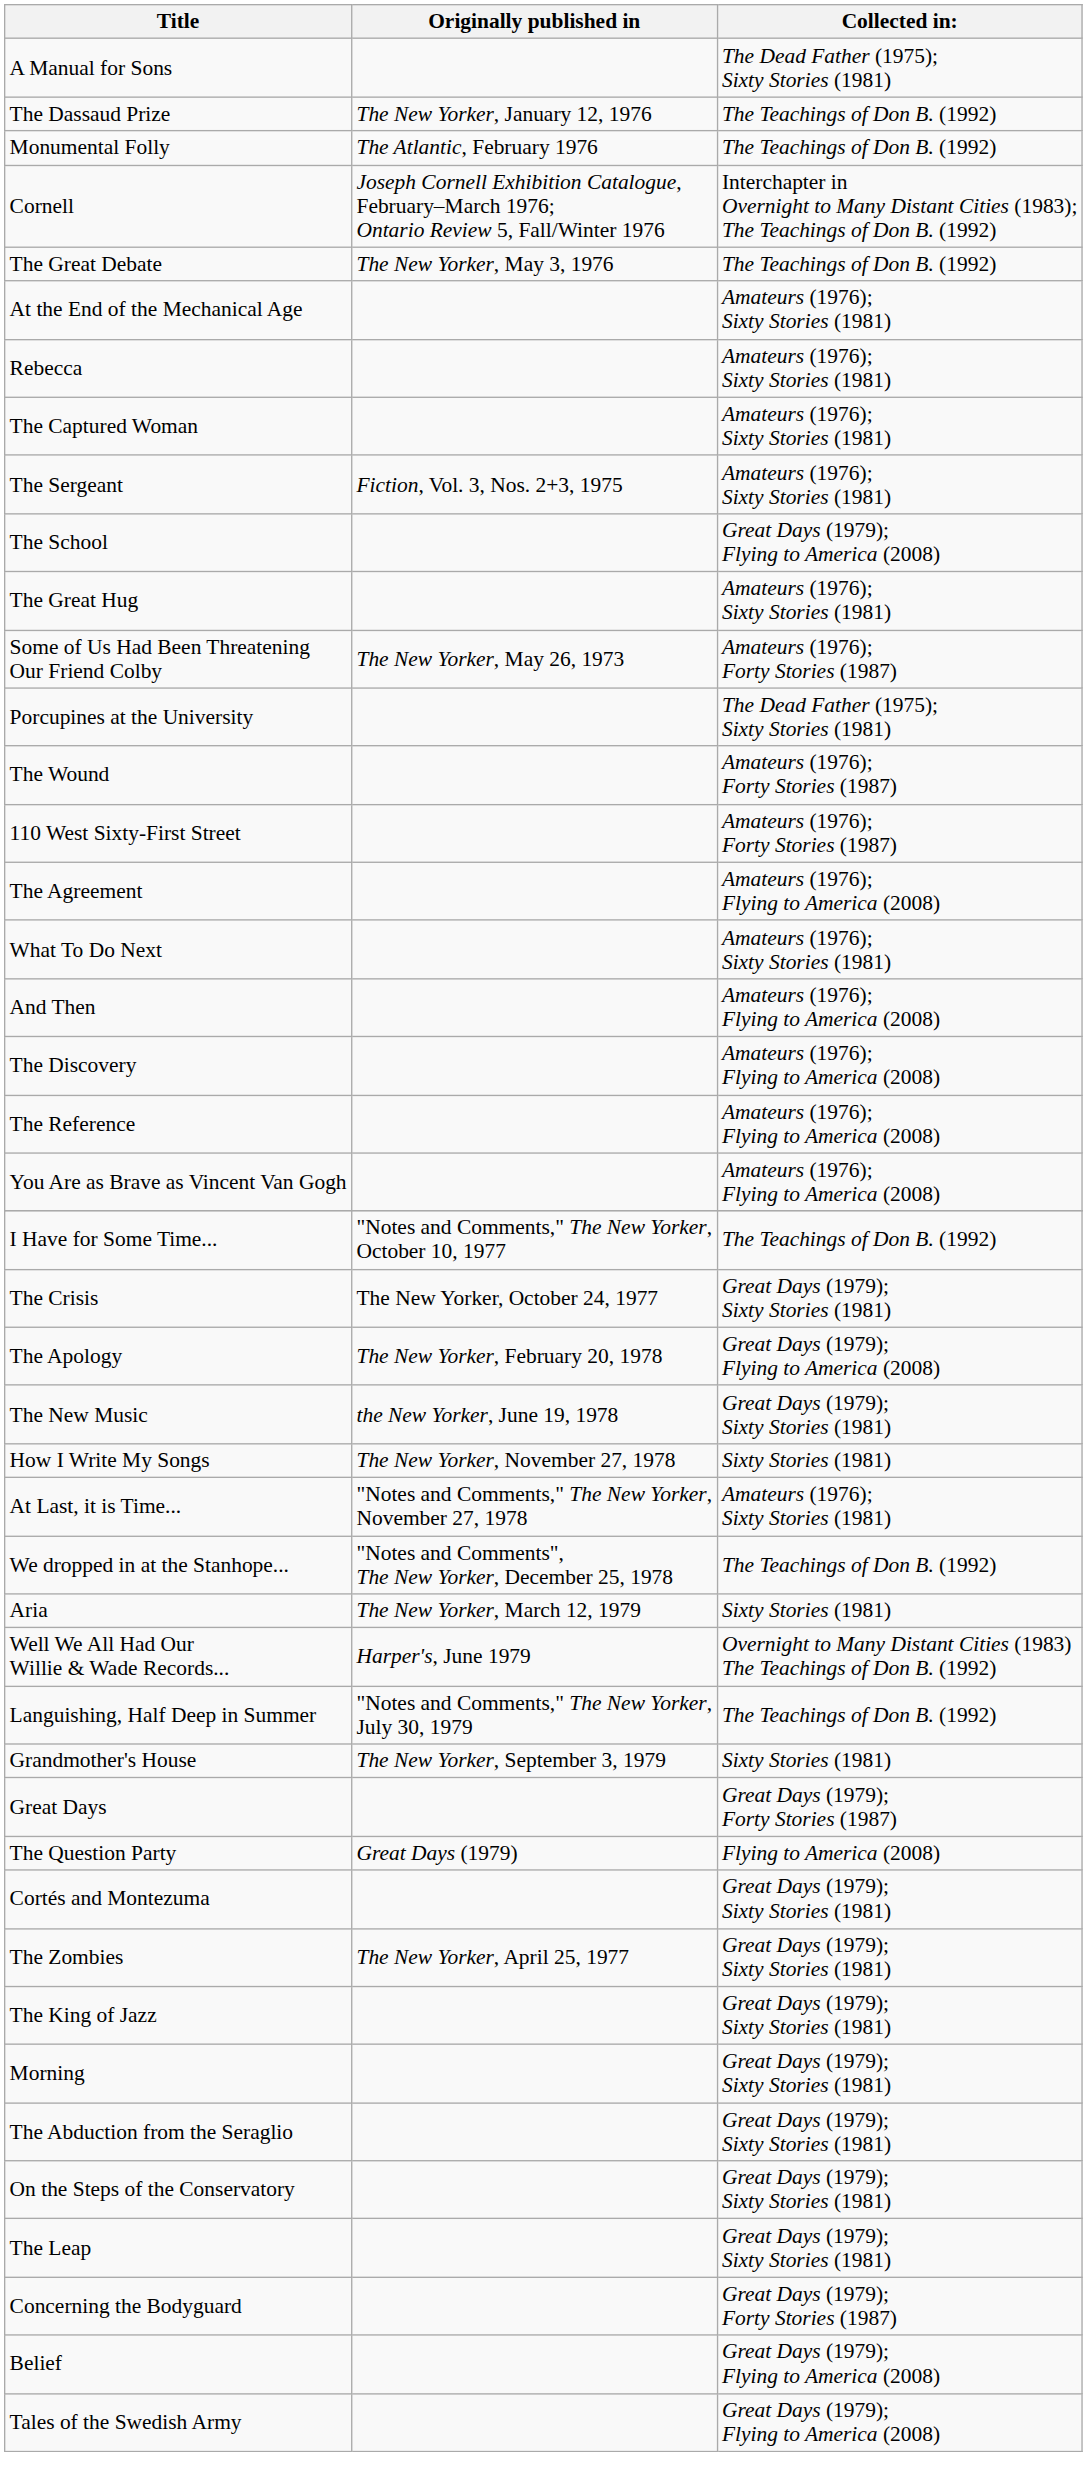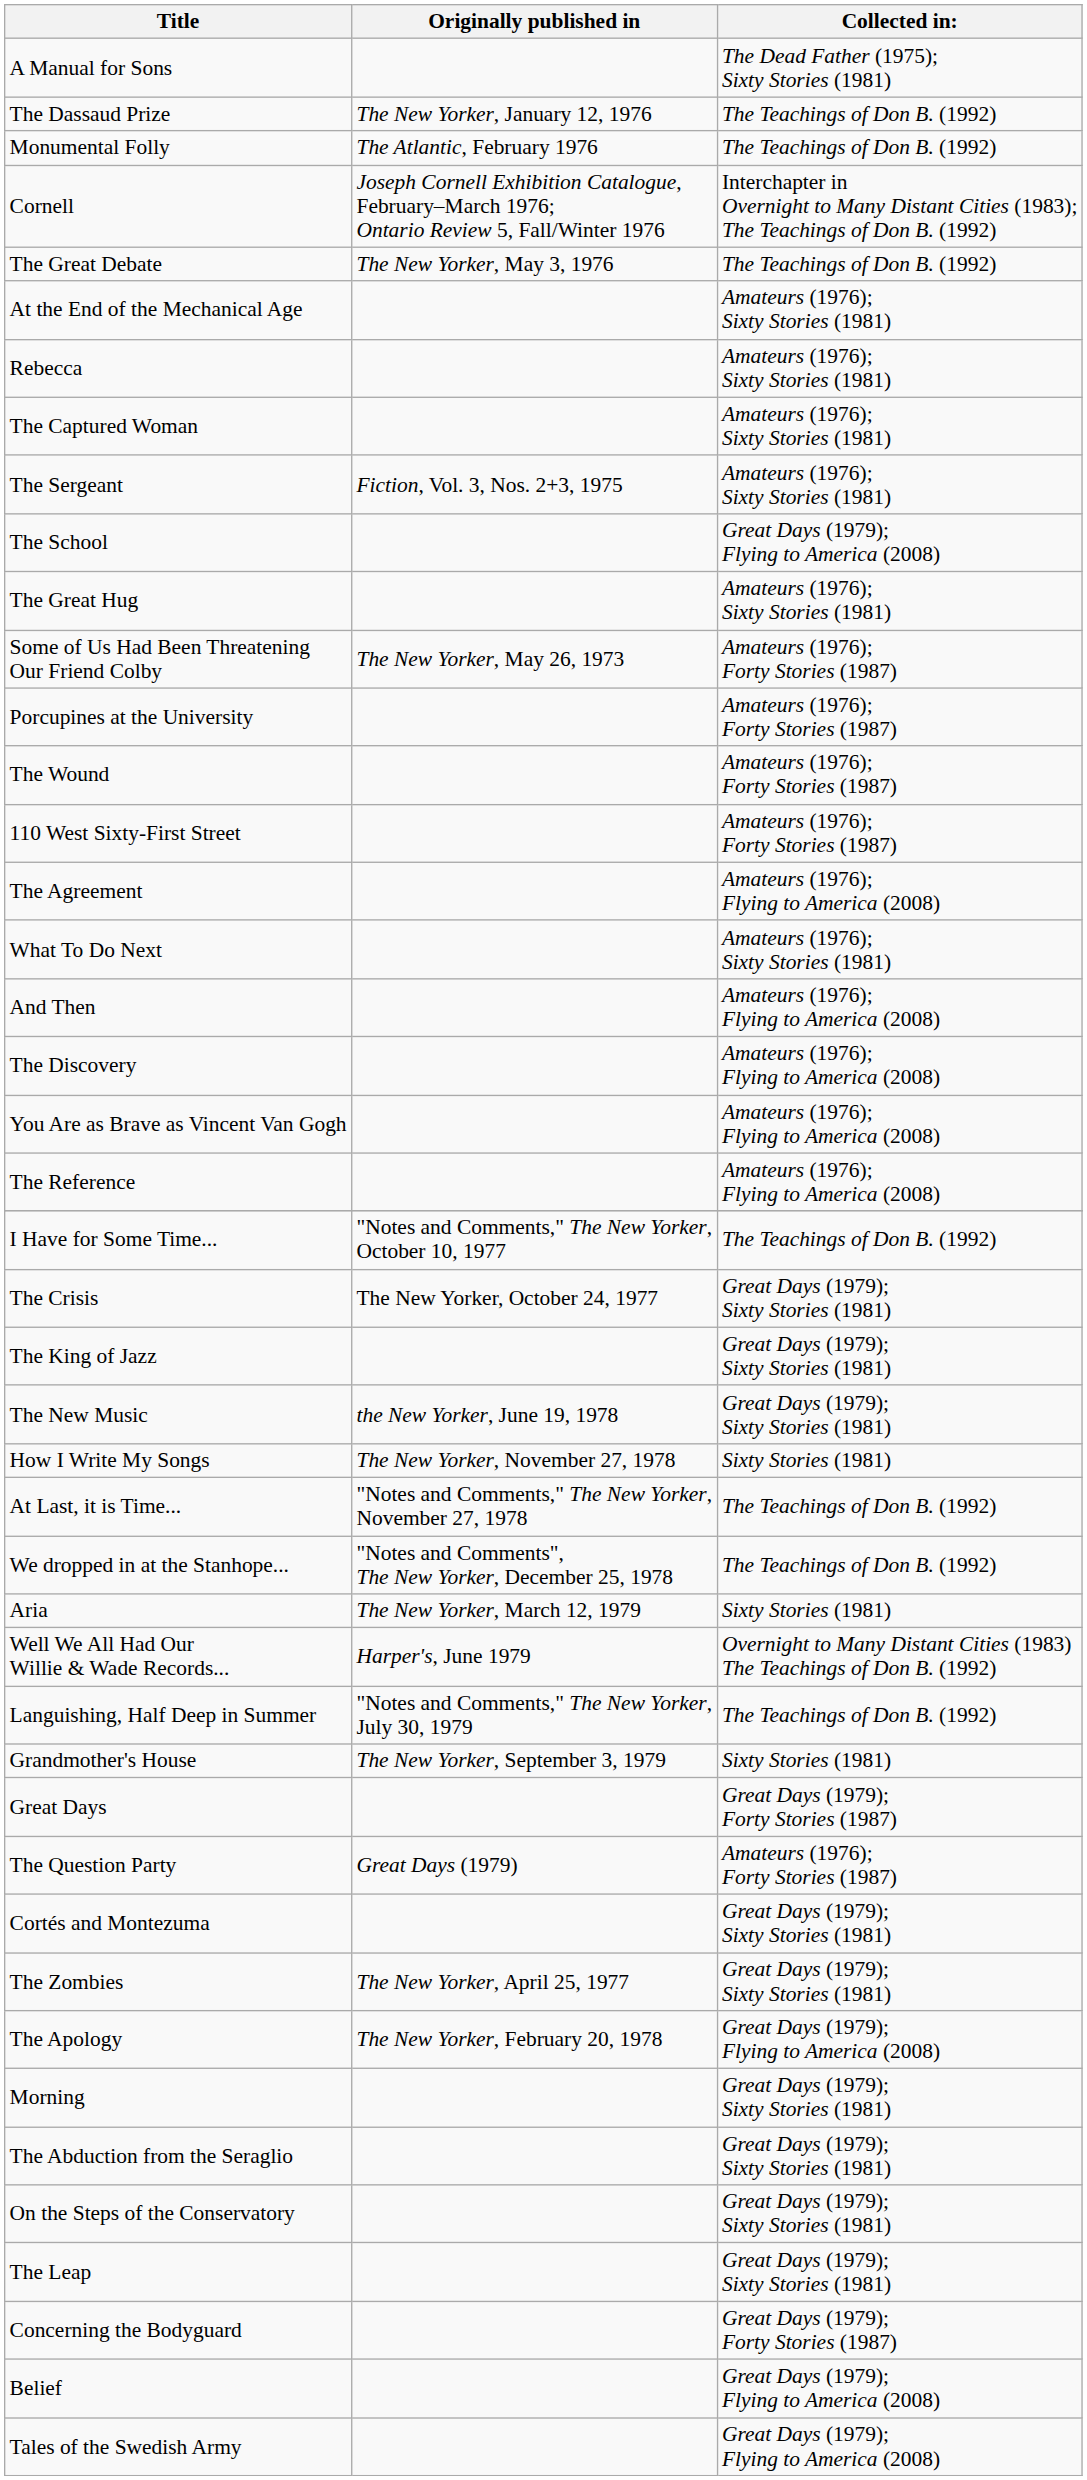(830, 716) The Dead Father (1975); Sixty Stories (1981) -> (809, 716) Amateurs (1976); Forty Stories (1987)
rows swapped: (72, 1123) <-> (178, 1181)
rows swapped: (66, 1356) <-> (83, 2015)
(806, 1506) Amateurs (1976); Sixty Stories (1981) -> (859, 1506) The Teachings of Don B. (1992)
(831, 1852) Flying to America (2008) -> (809, 1865) Amateurs (1976); Forty Stories (1987)
